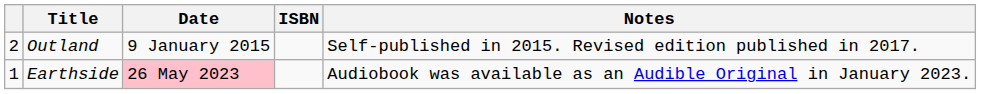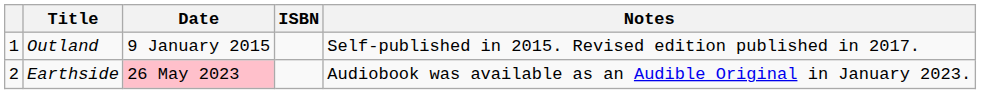(14, 46) 2 -> (14, 46) 1
(14, 74) 1 -> (14, 74) 2
